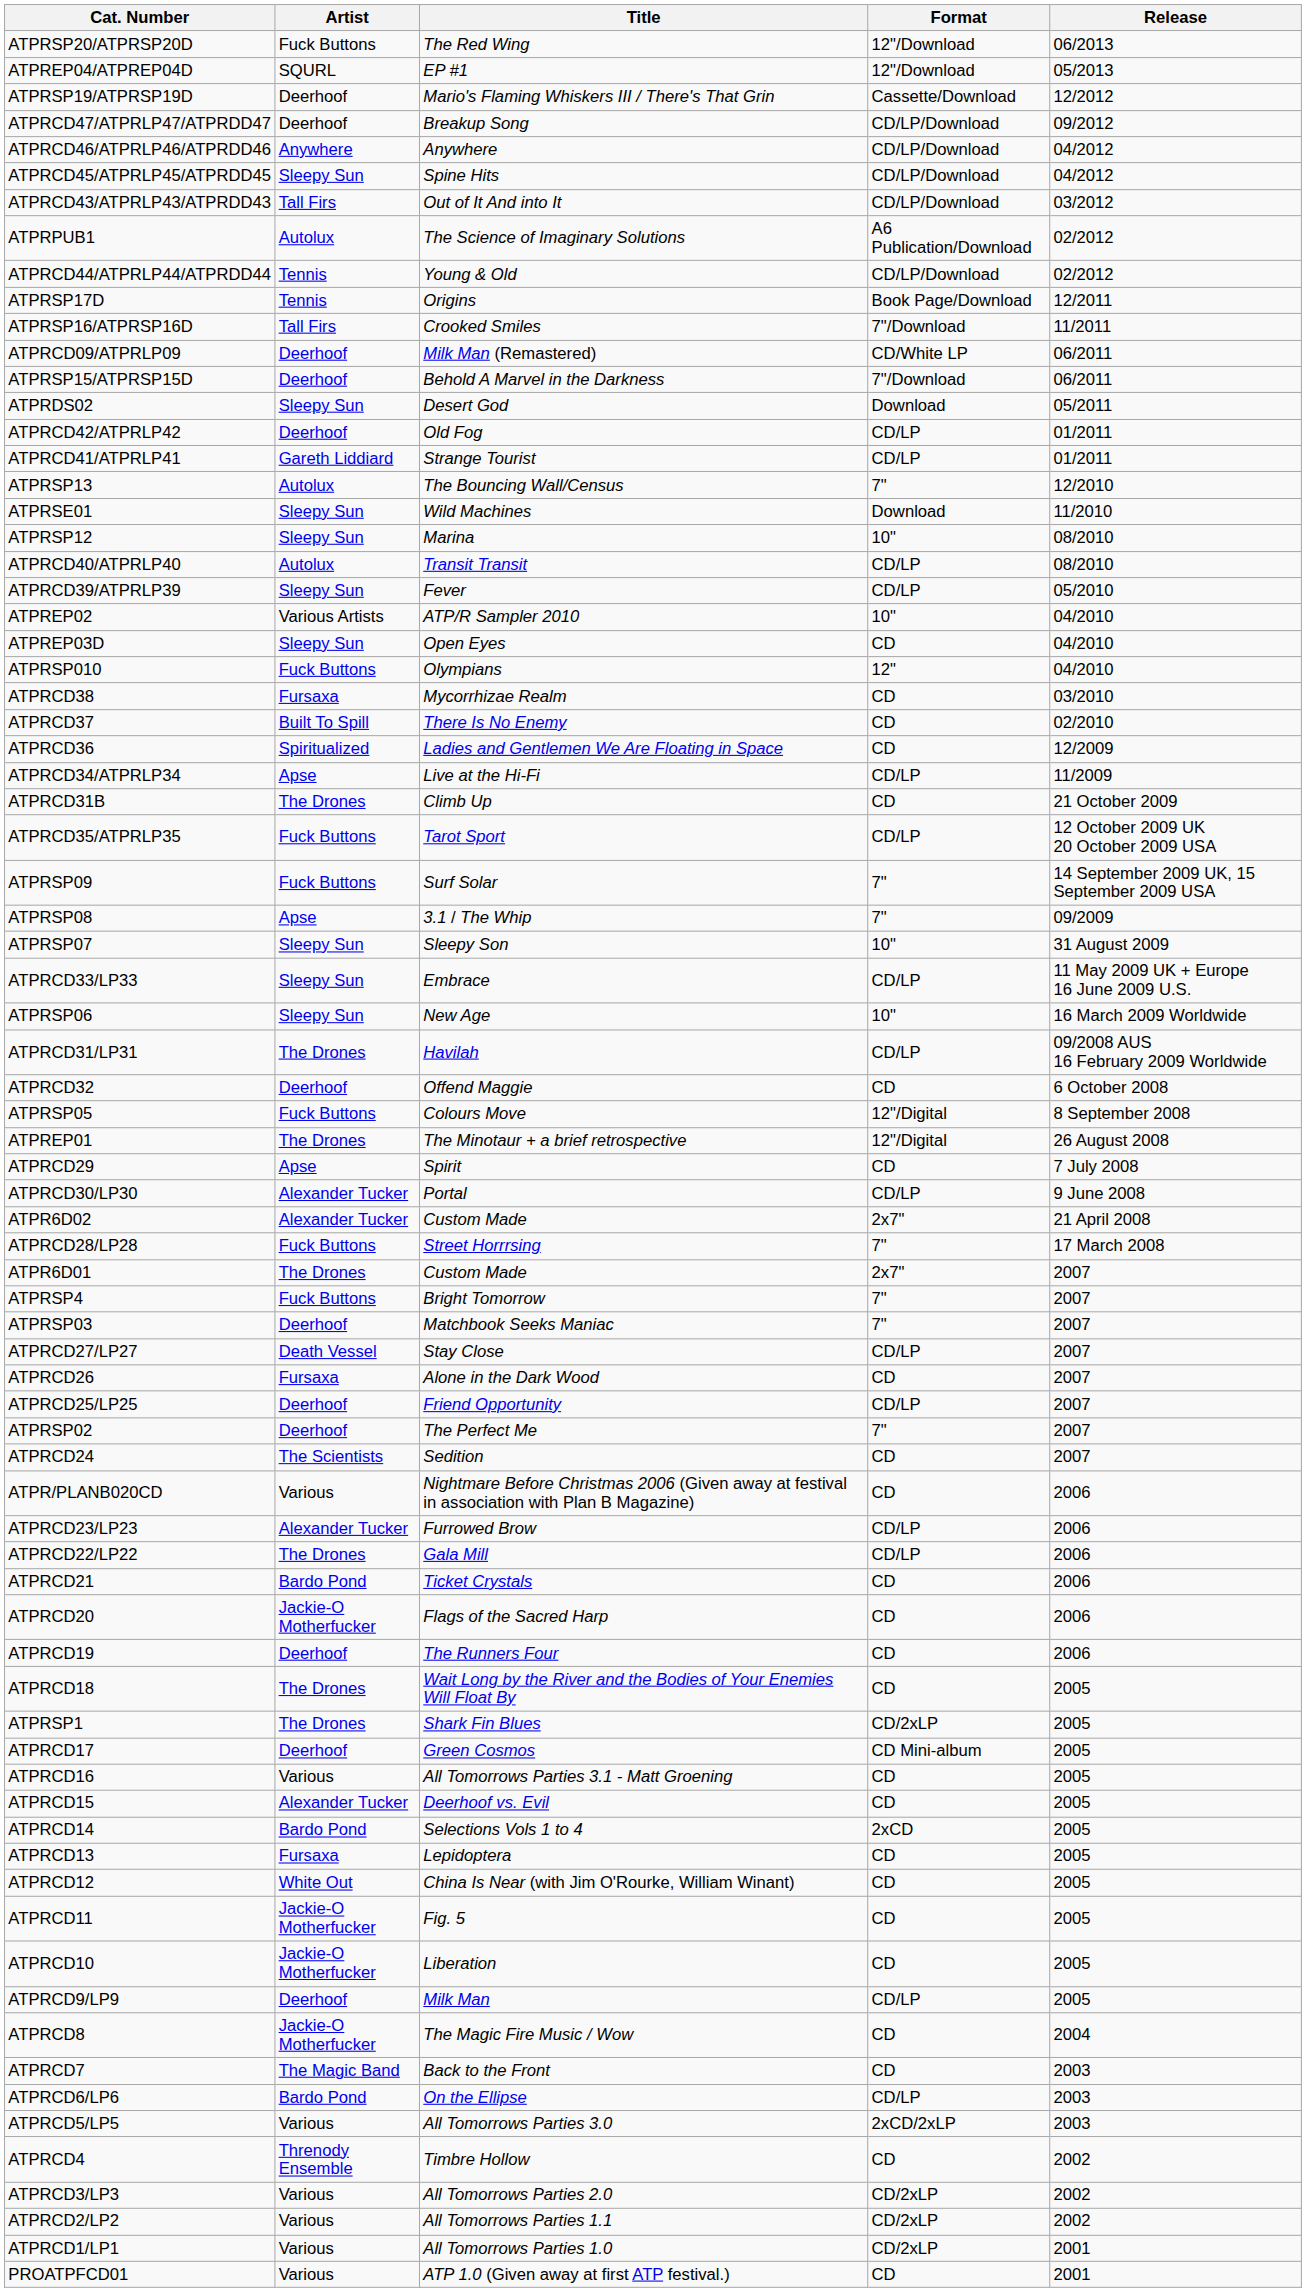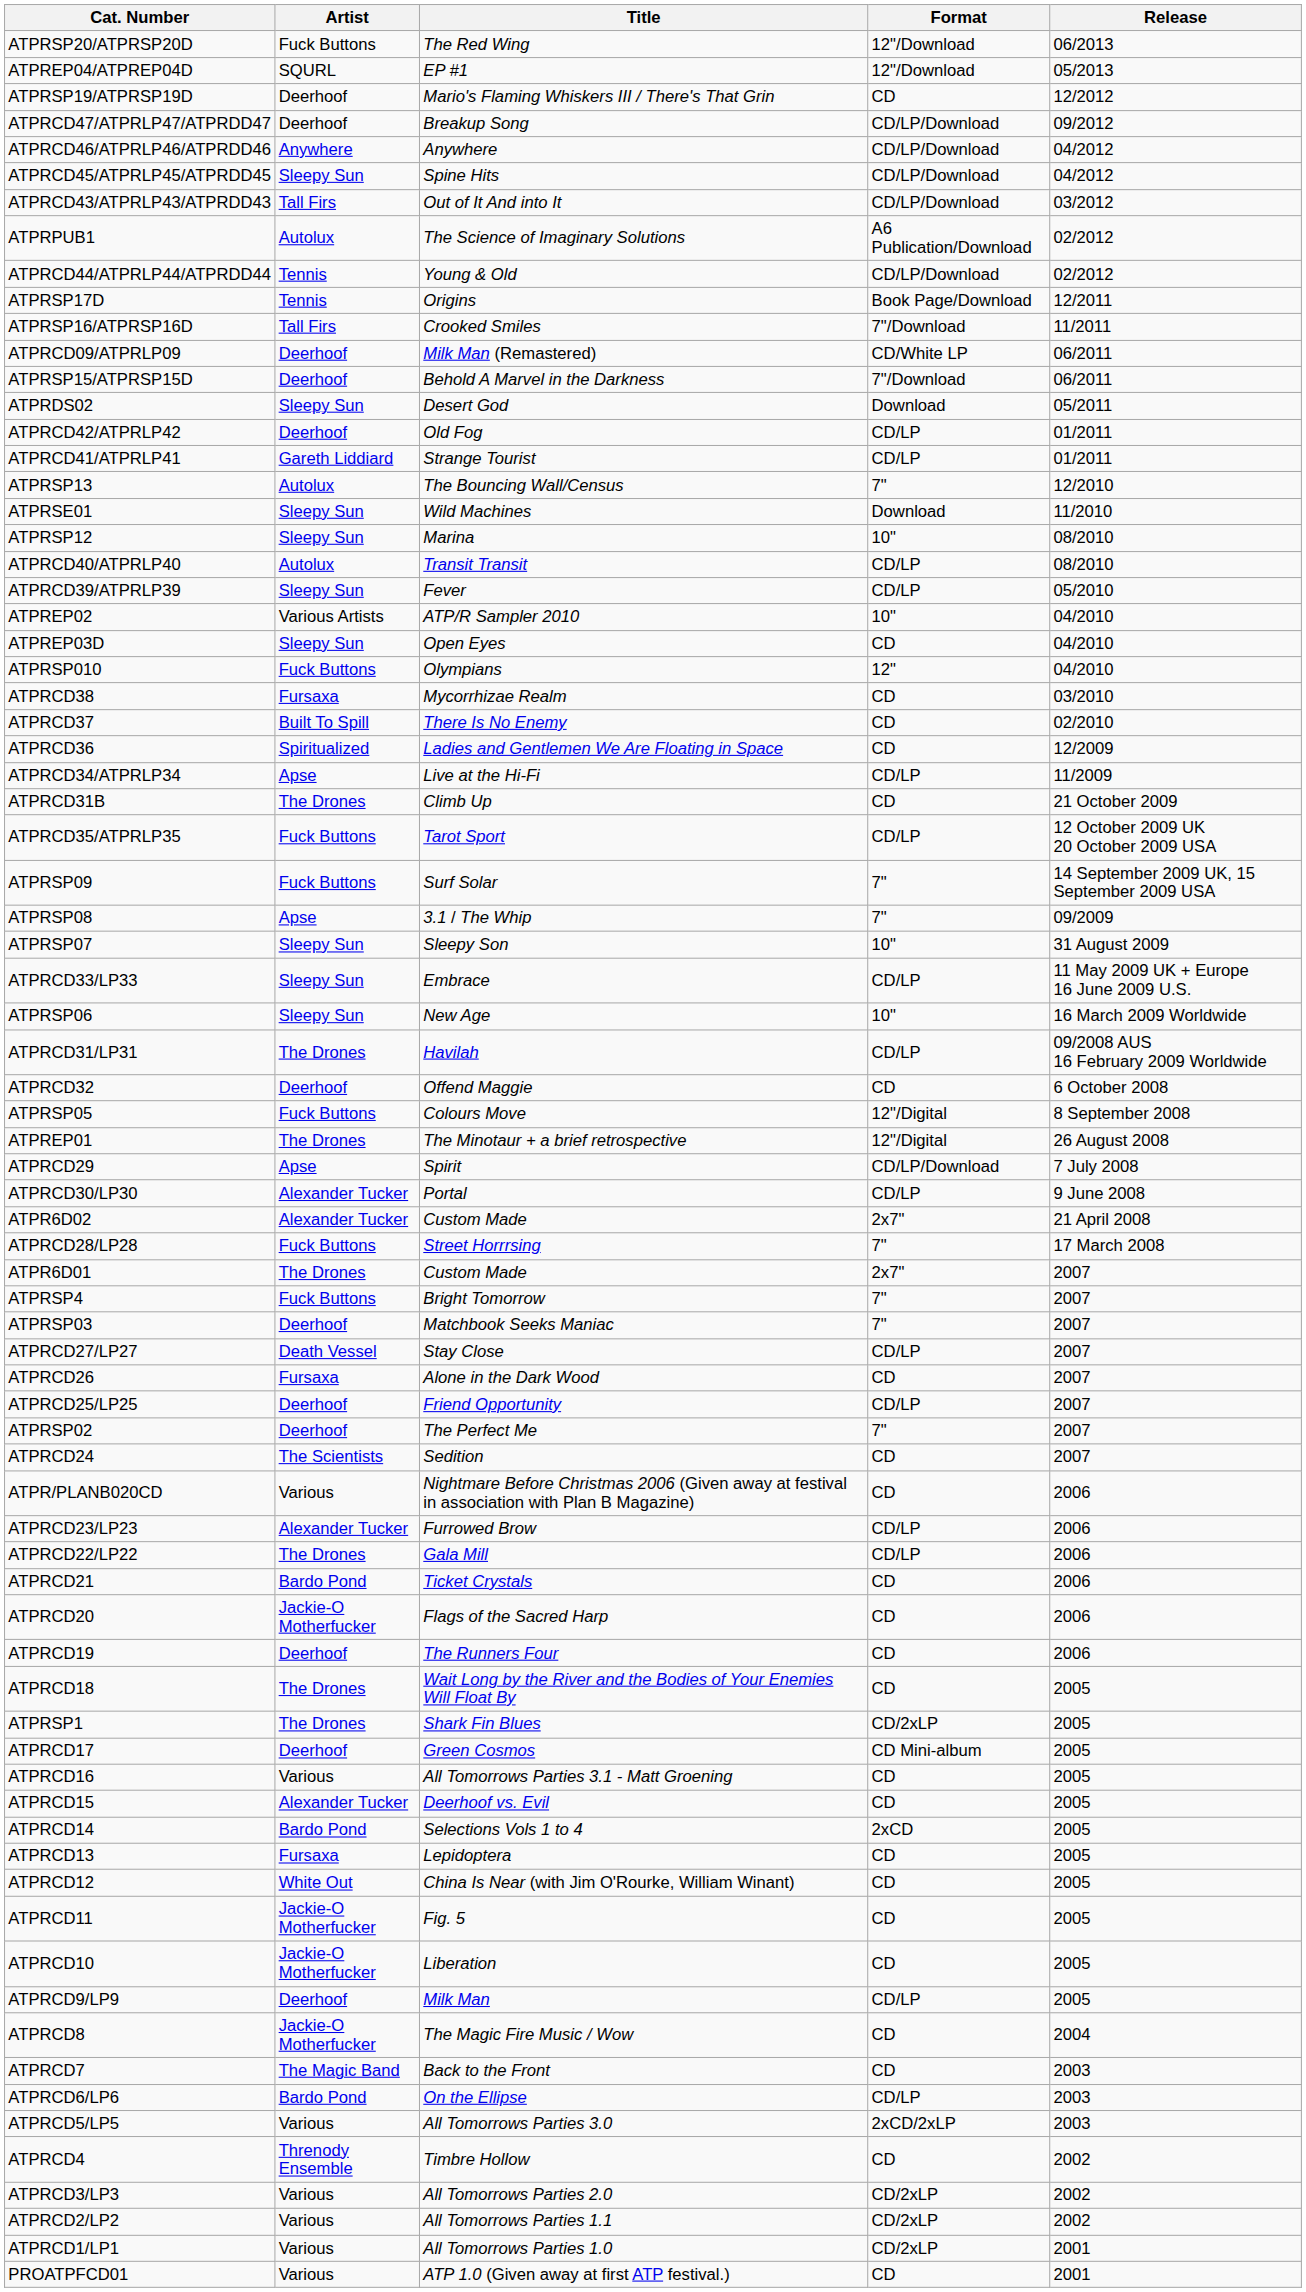(944, 96) Cassette/Download -> (884, 96) CD
(884, 1166) CD -> (935, 1166) CD/LP/Download
